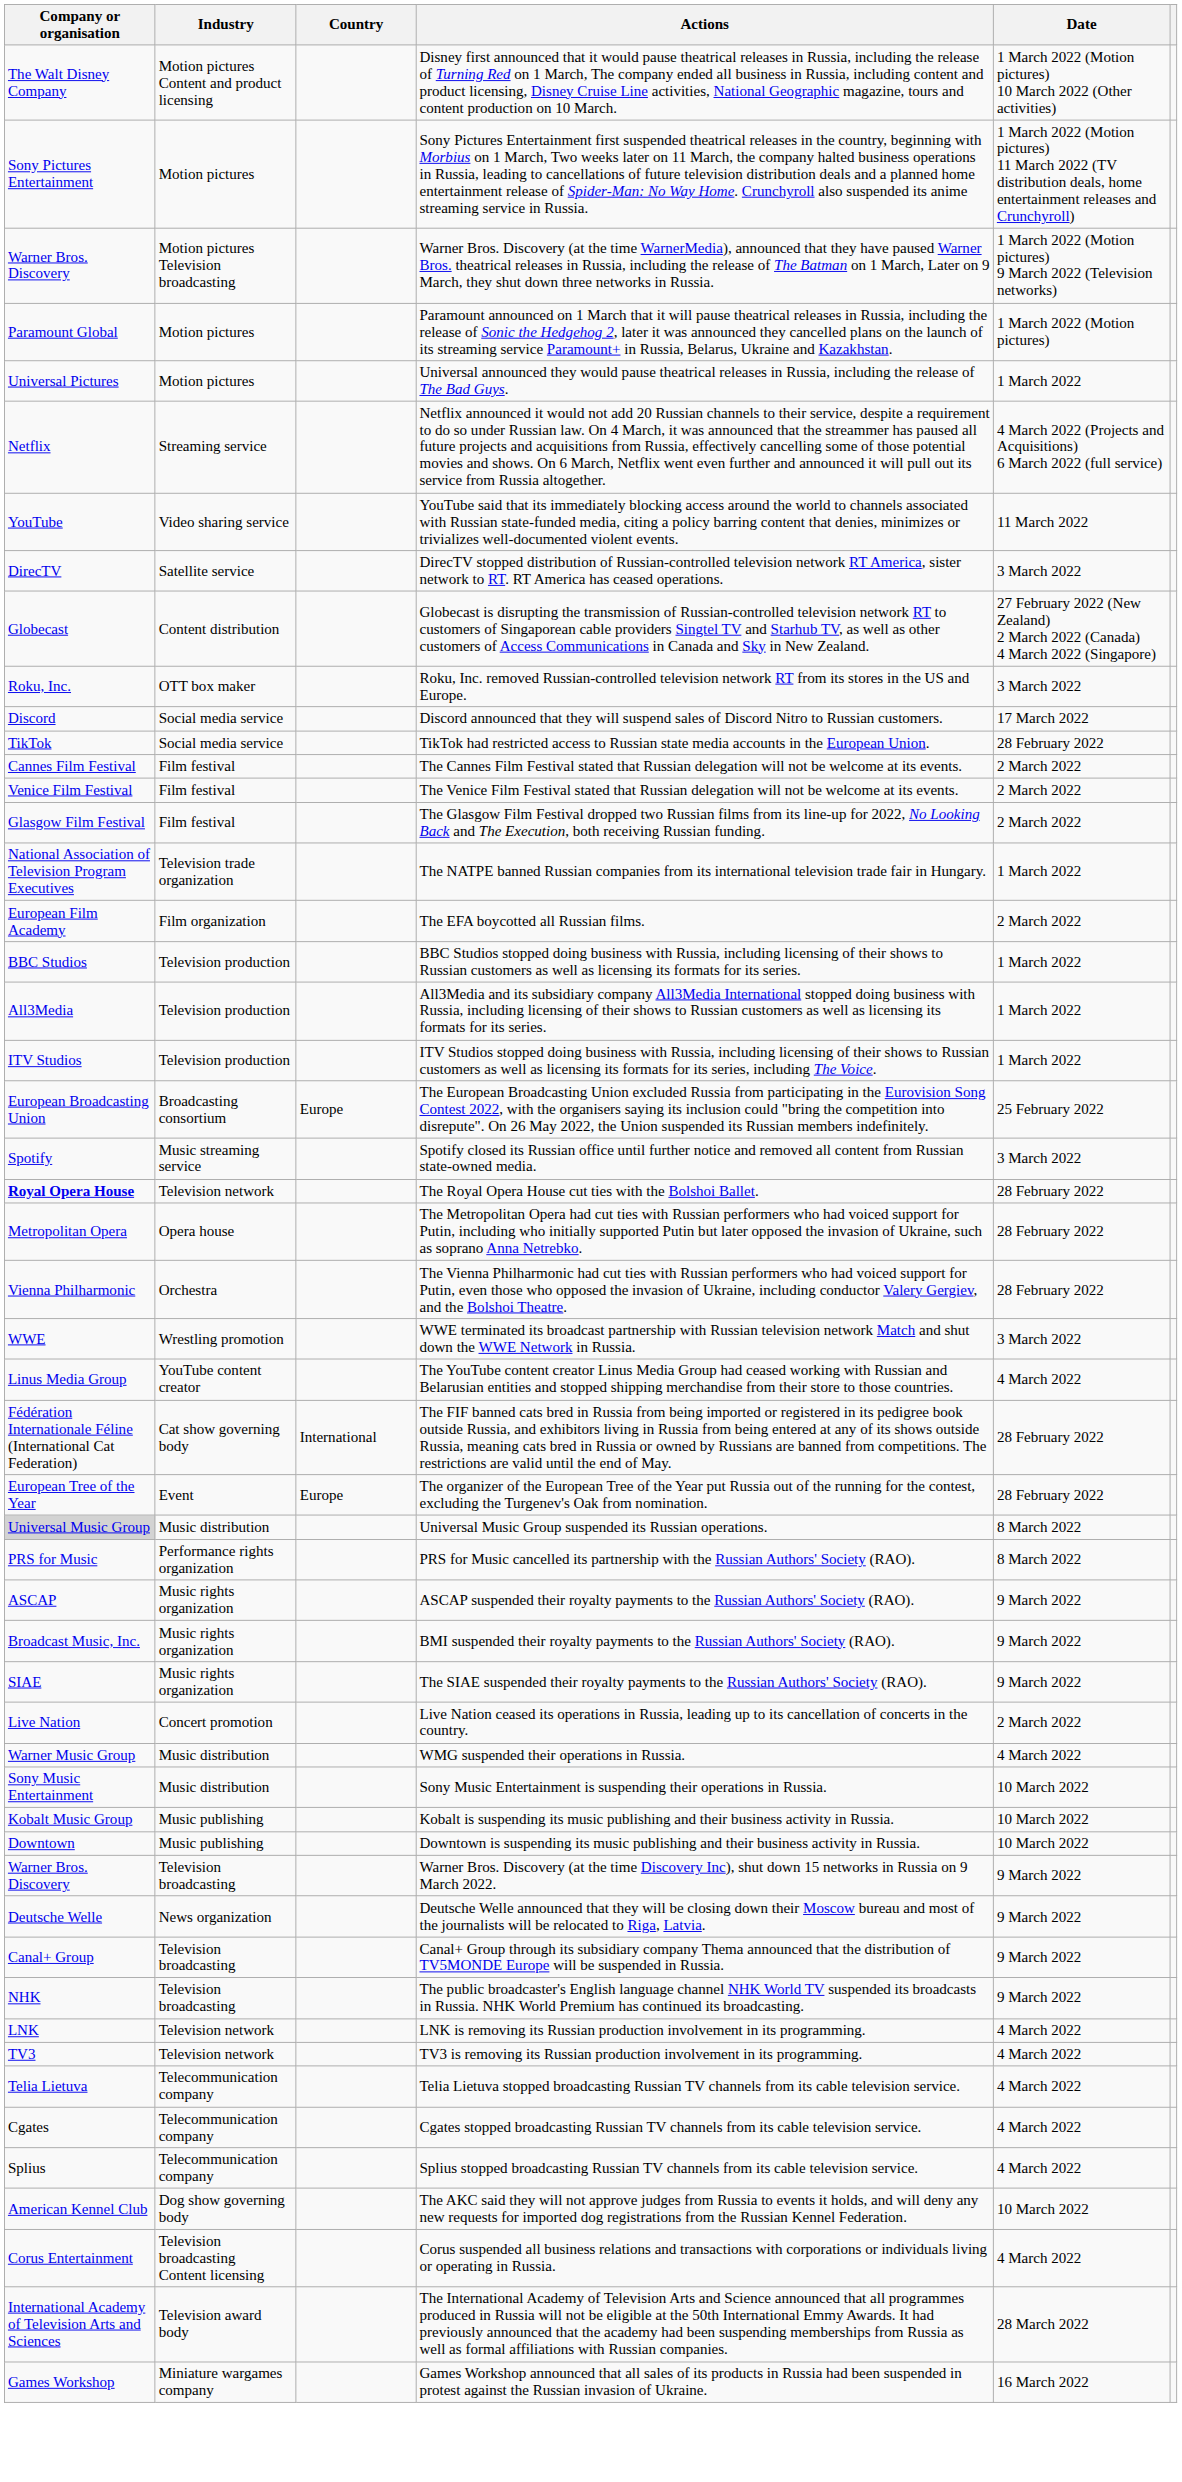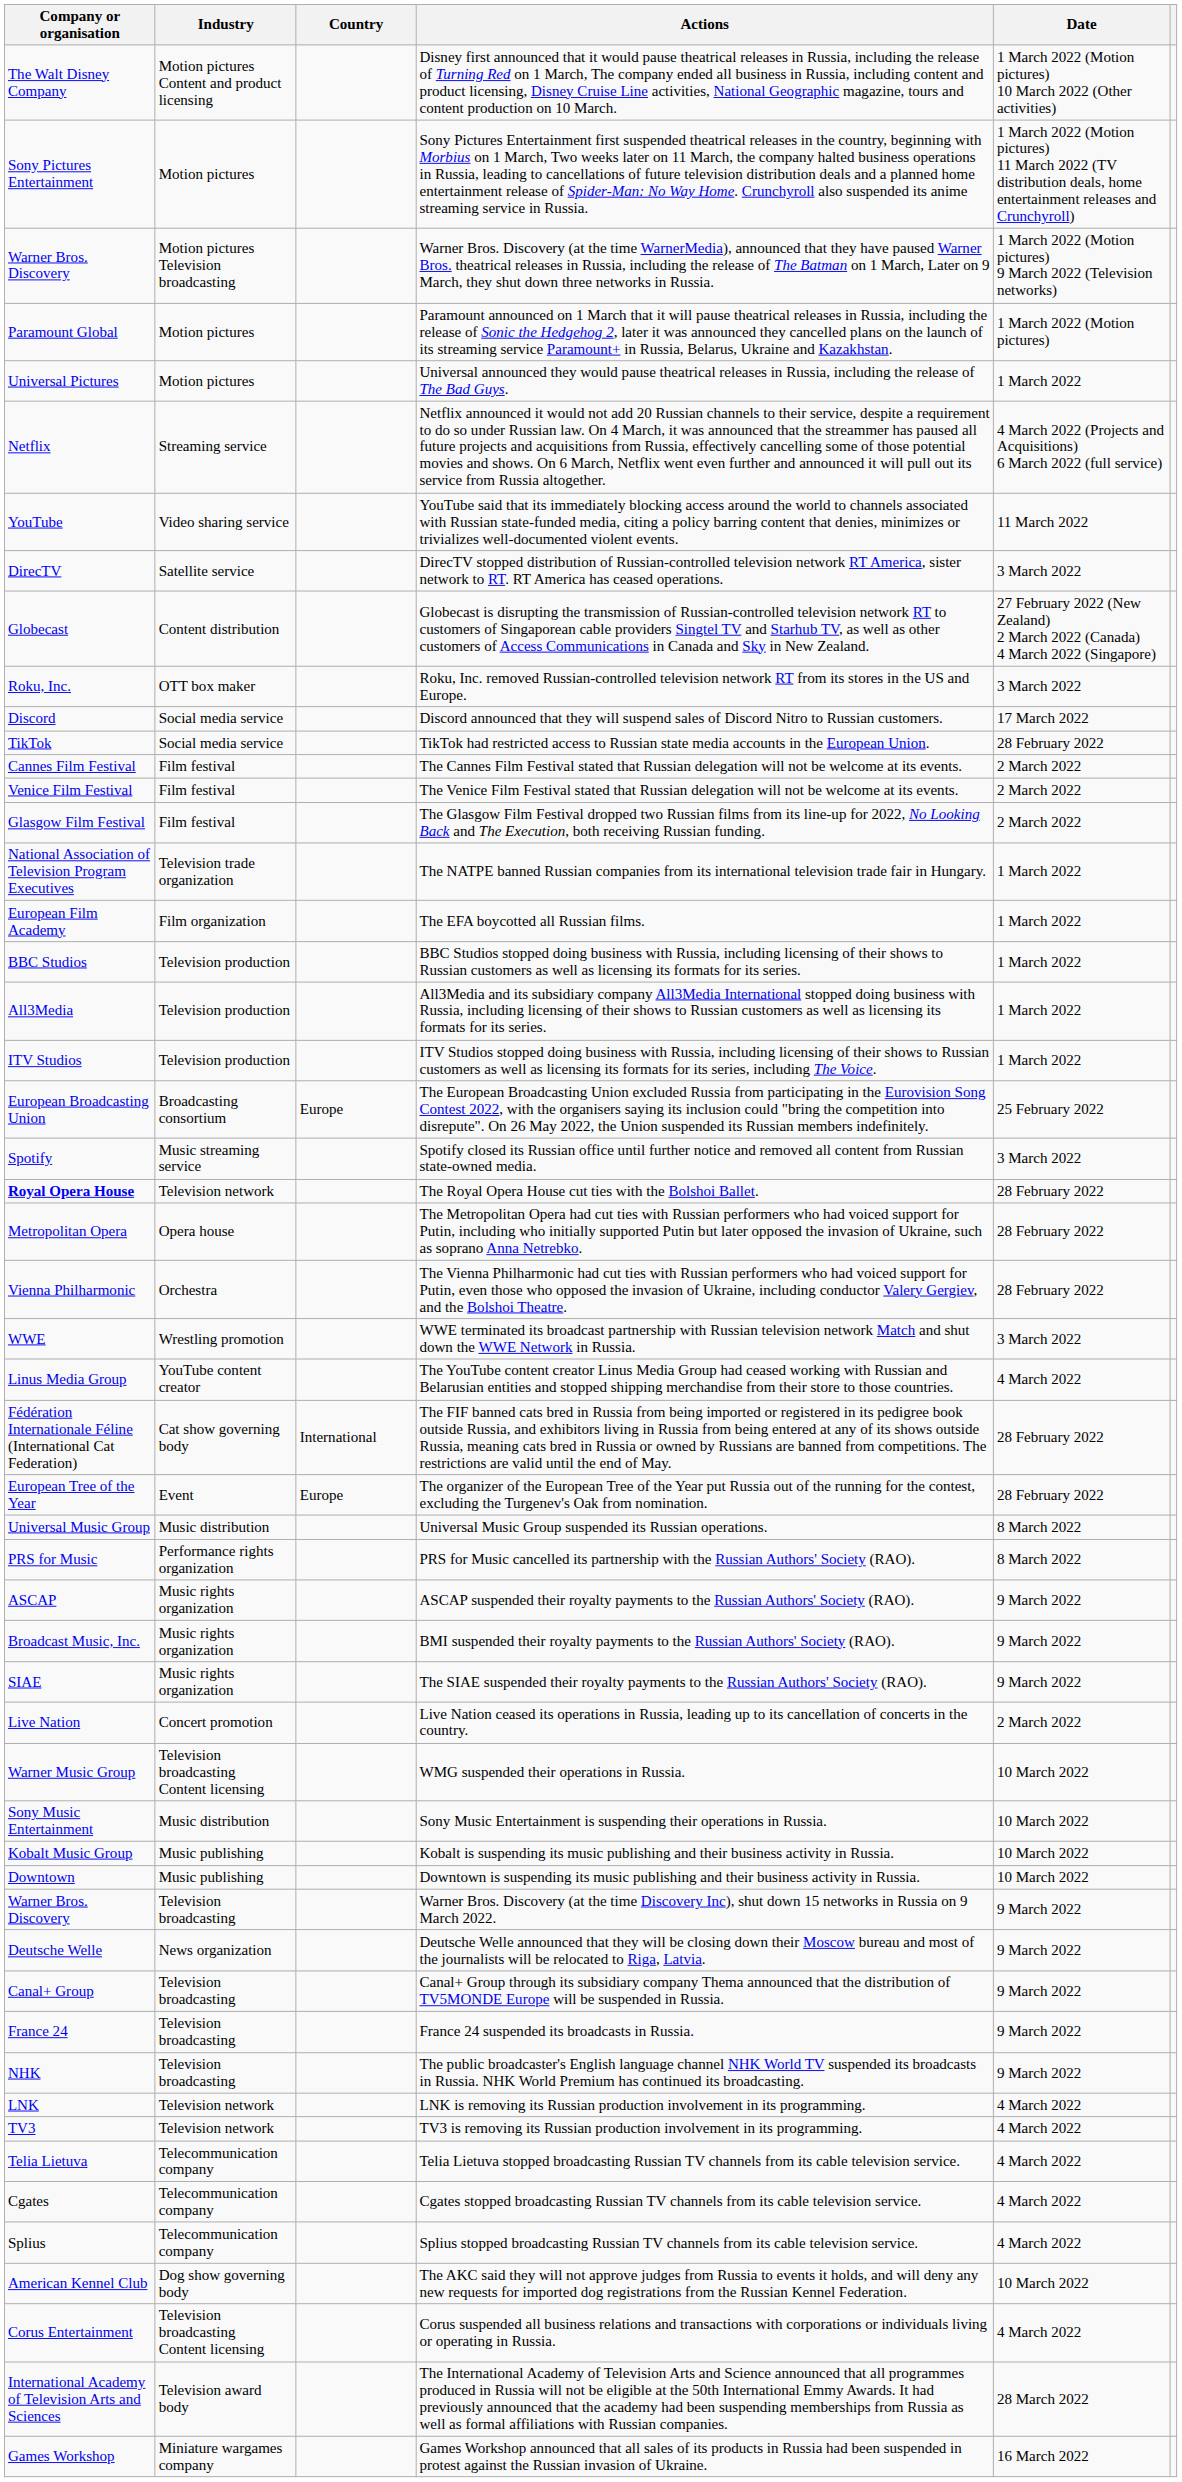(1039, 921) 2 March 2022 -> (1039, 921) 1 March 2022
(79, 1527) lightgrey background -> (79, 1527) no background
(214, 1754) Music distribution -> (211, 1771) Television broadcasting Content licensing
(1039, 1754) 4 March 2022 -> (1043, 1771) 10 March 2022
+ row: (557, 2031)
